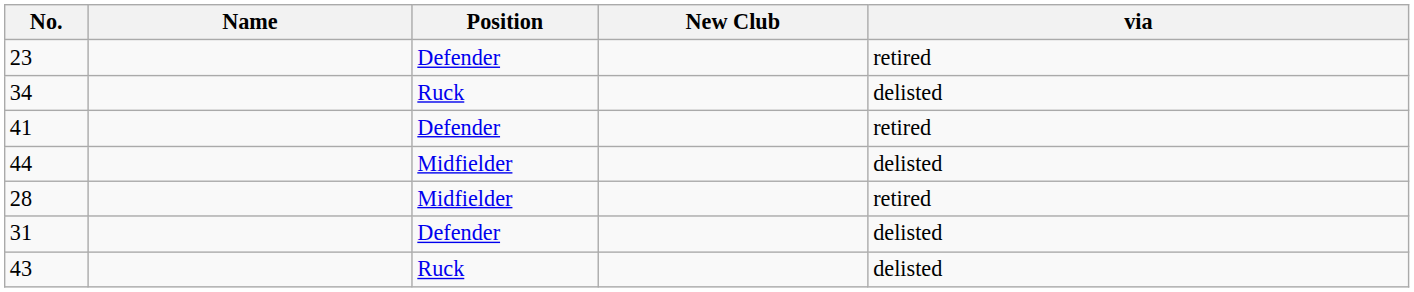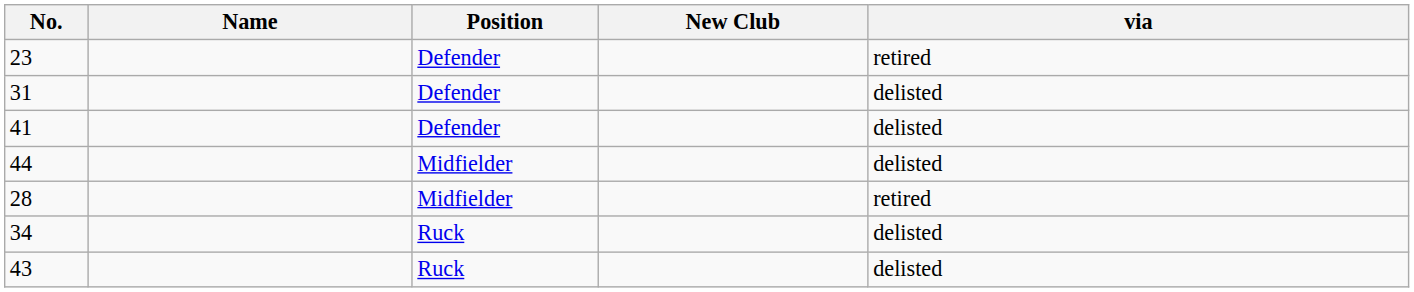rows swapped: (21, 92) <-> (21, 233)
(902, 127) retired -> (908, 127) delisted
